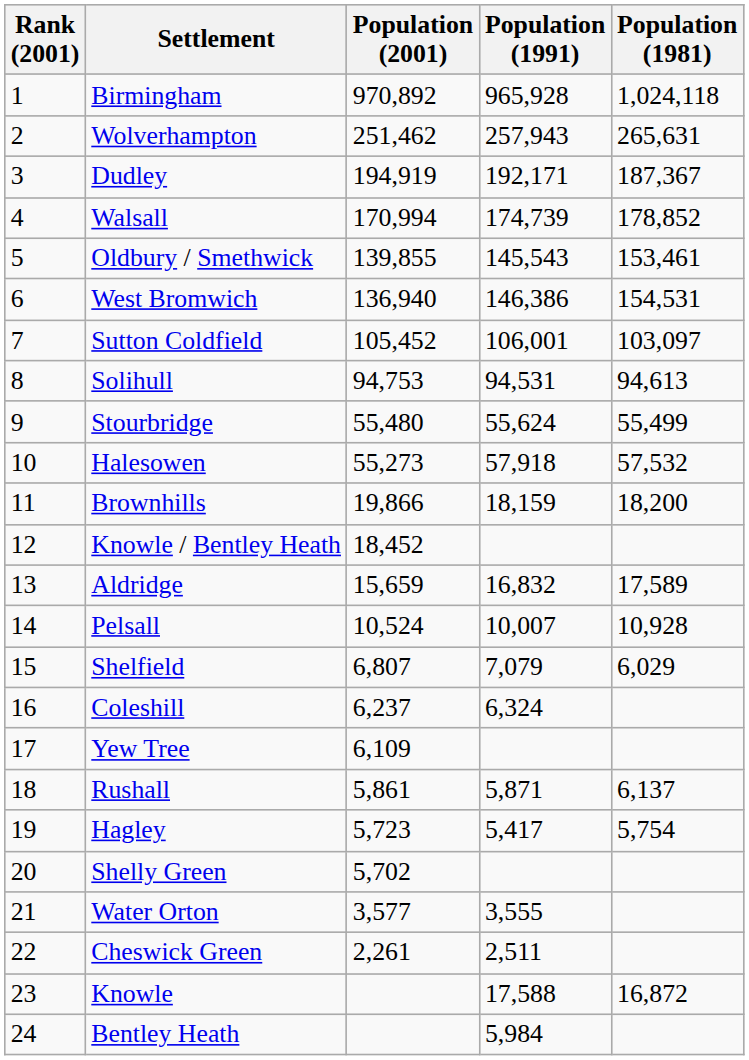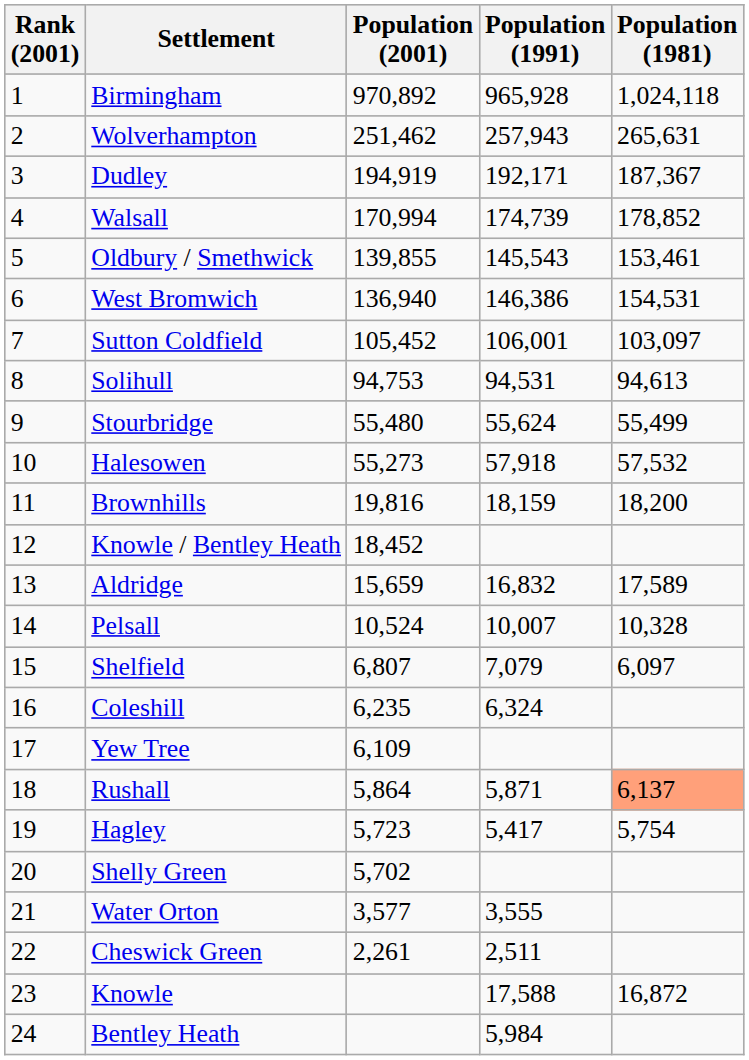(388, 503) 19,866 -> (388, 503) 19,816
(653, 625) 10,928 -> (653, 625) 10,328
(646, 666) 6,029 -> (646, 666) 6,097
(382, 707) 6,237 -> (382, 707) 6,235
(382, 789) 5,861 -> (382, 789) 5,864
(646, 789) no background -> (646, 789) lightsalmon background
